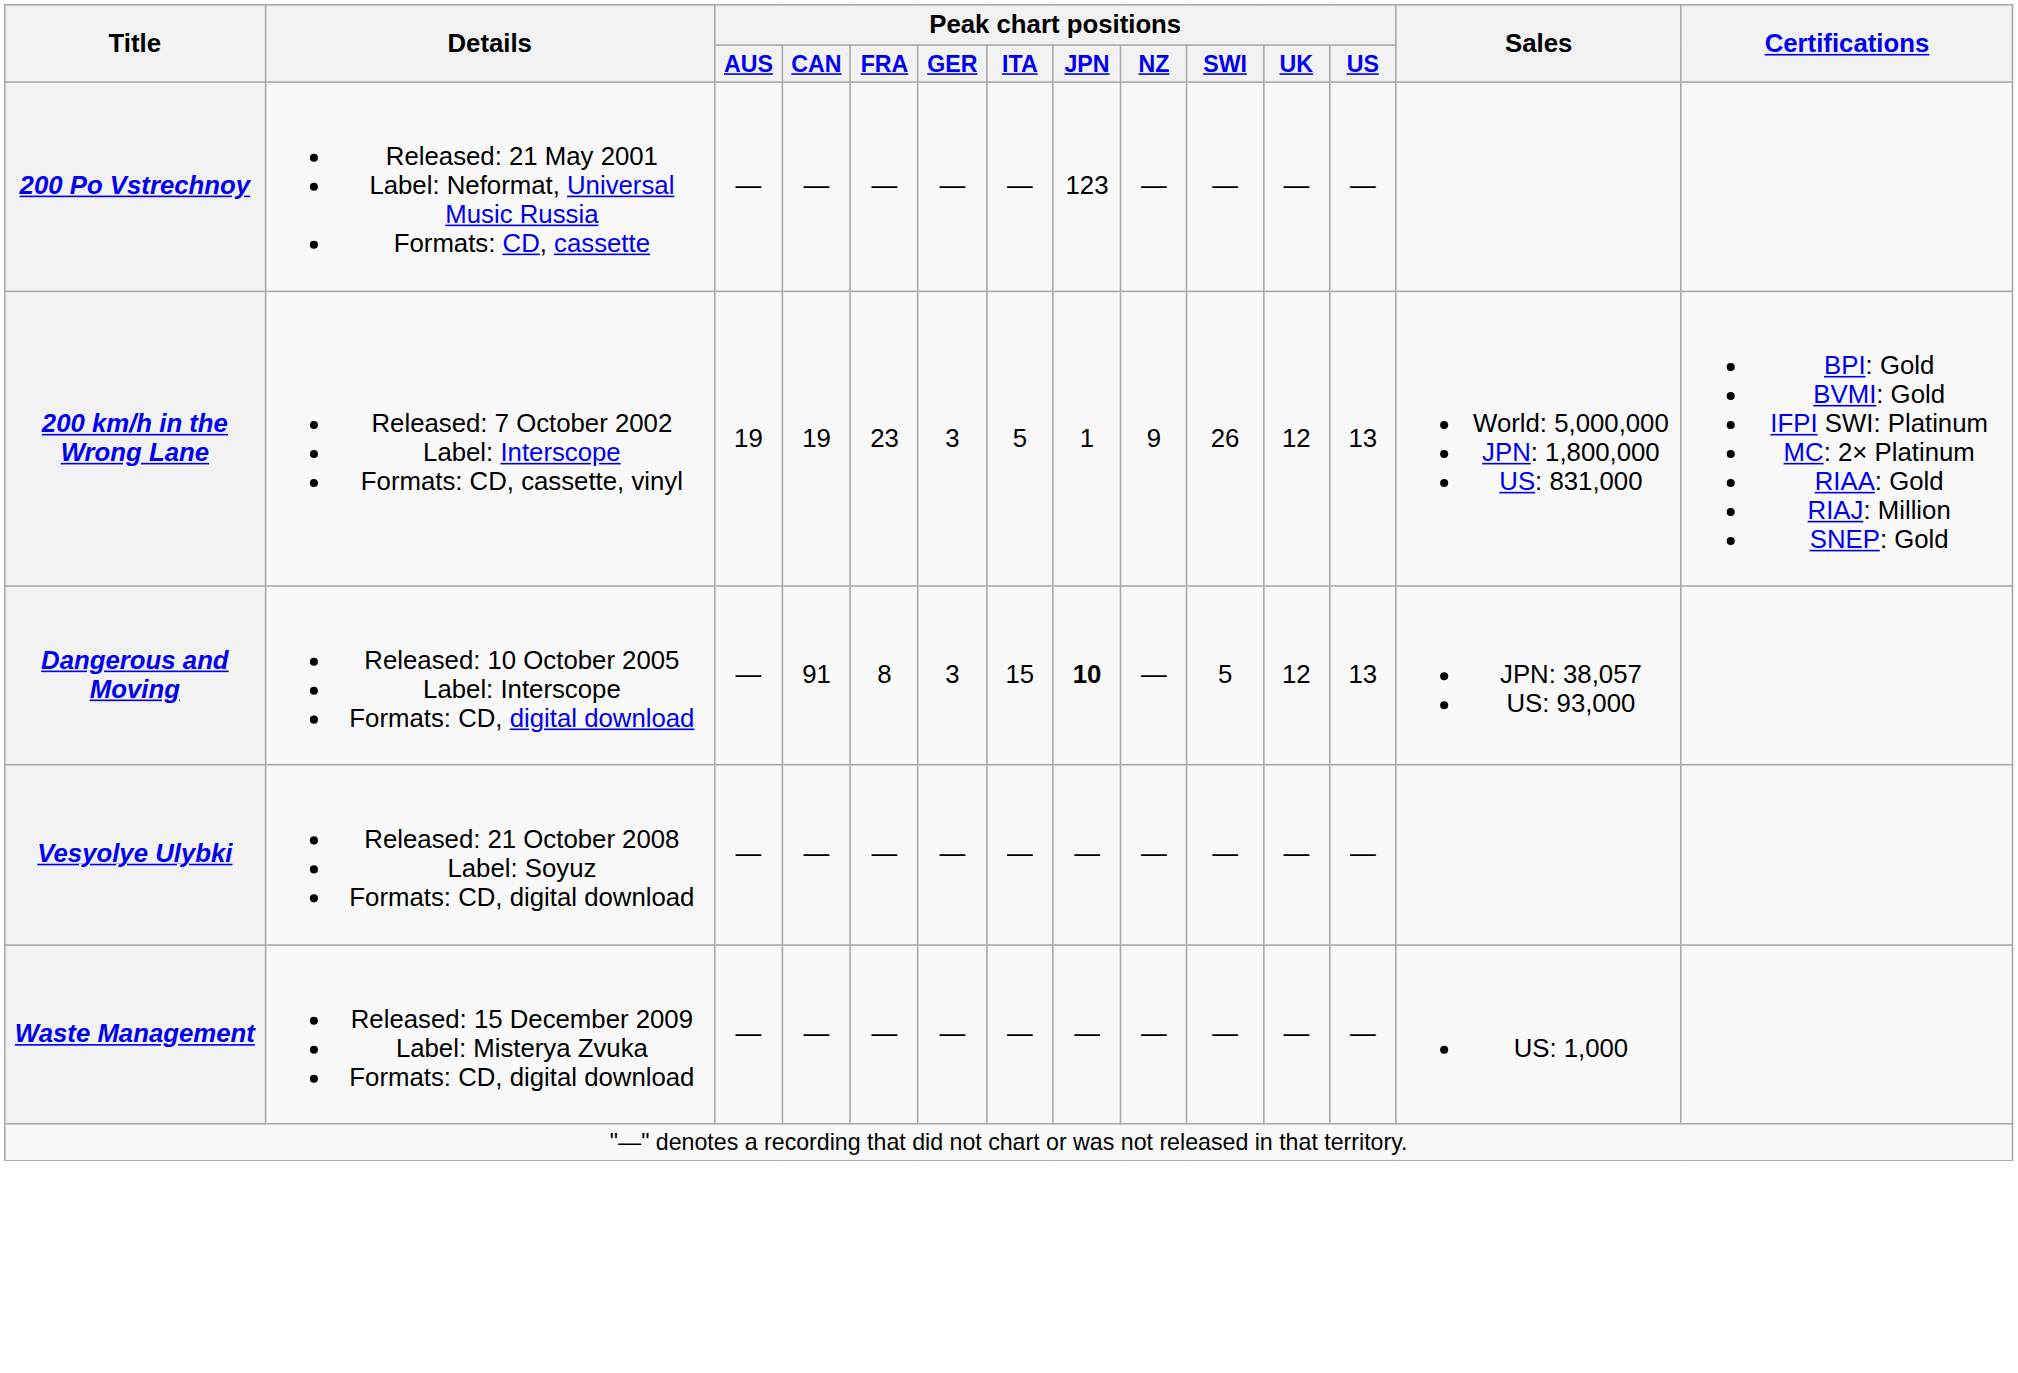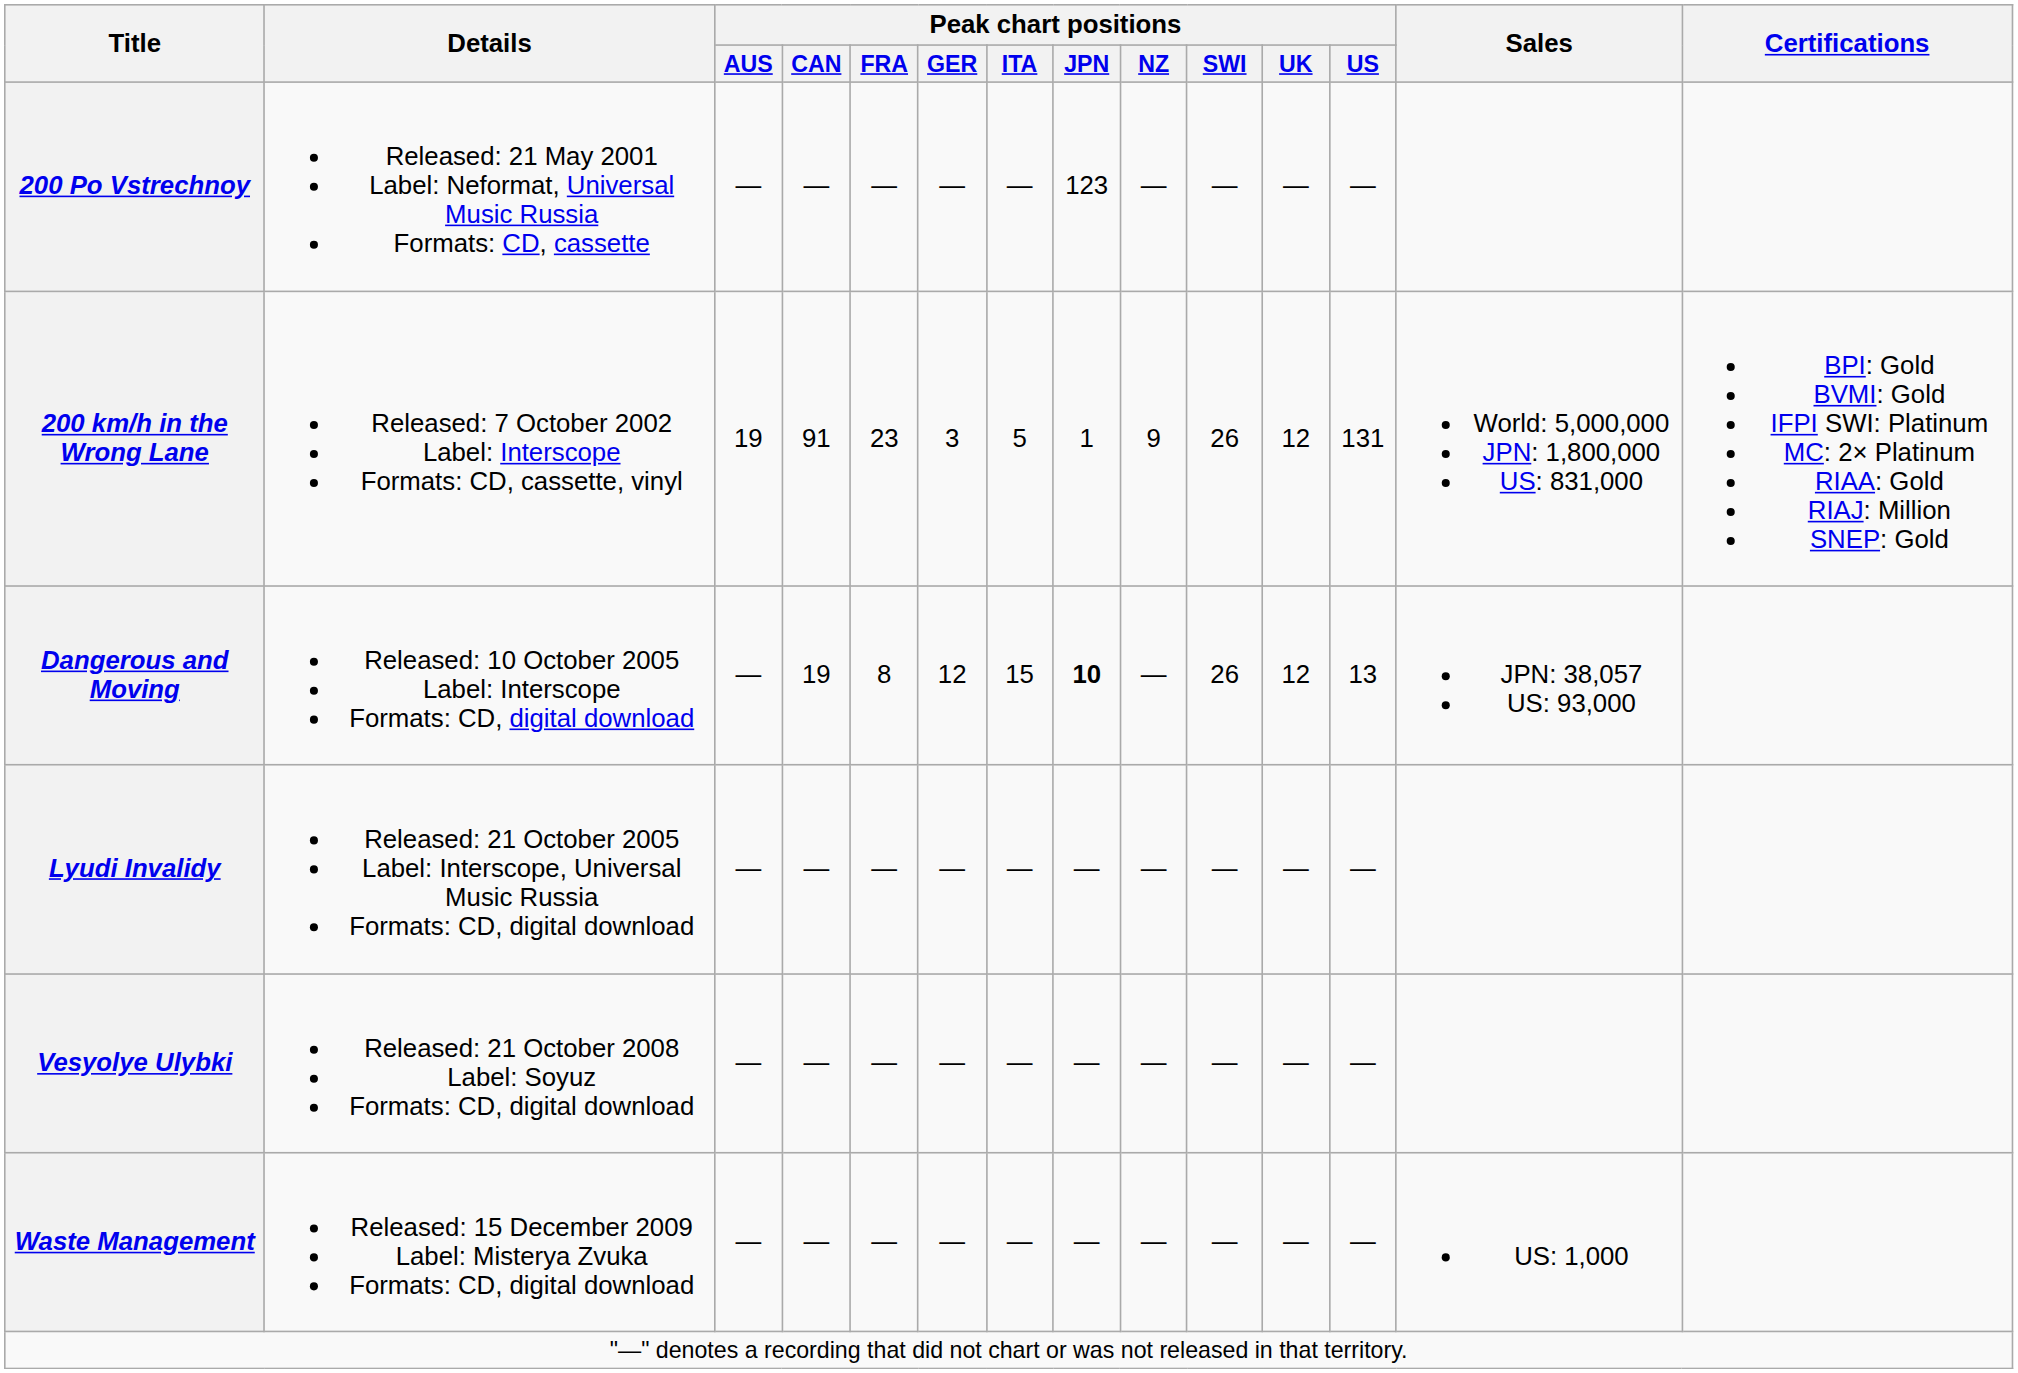(816, 437) 19 -> (816, 437) 91
(1363, 437) 13 -> (1363, 437) 131
(816, 675) 91 -> (816, 675) 19
(952, 675) 3 -> (952, 675) 12
(1225, 675) 5 -> (1225, 675) 26
+ row: (135, 868)
